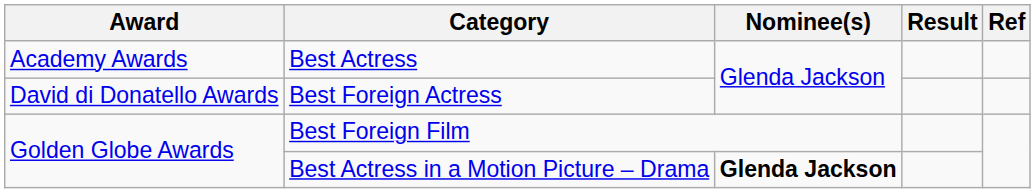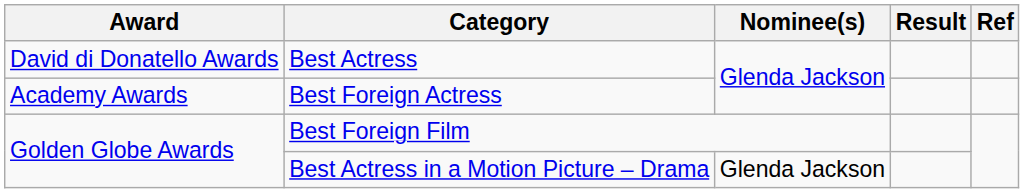(99, 59) Academy Awards -> (144, 59) David di Donatello Awards
(144, 95) David di Donatello Awards -> (99, 95) Academy Awards
(808, 168) bold -> (802, 168) normal
